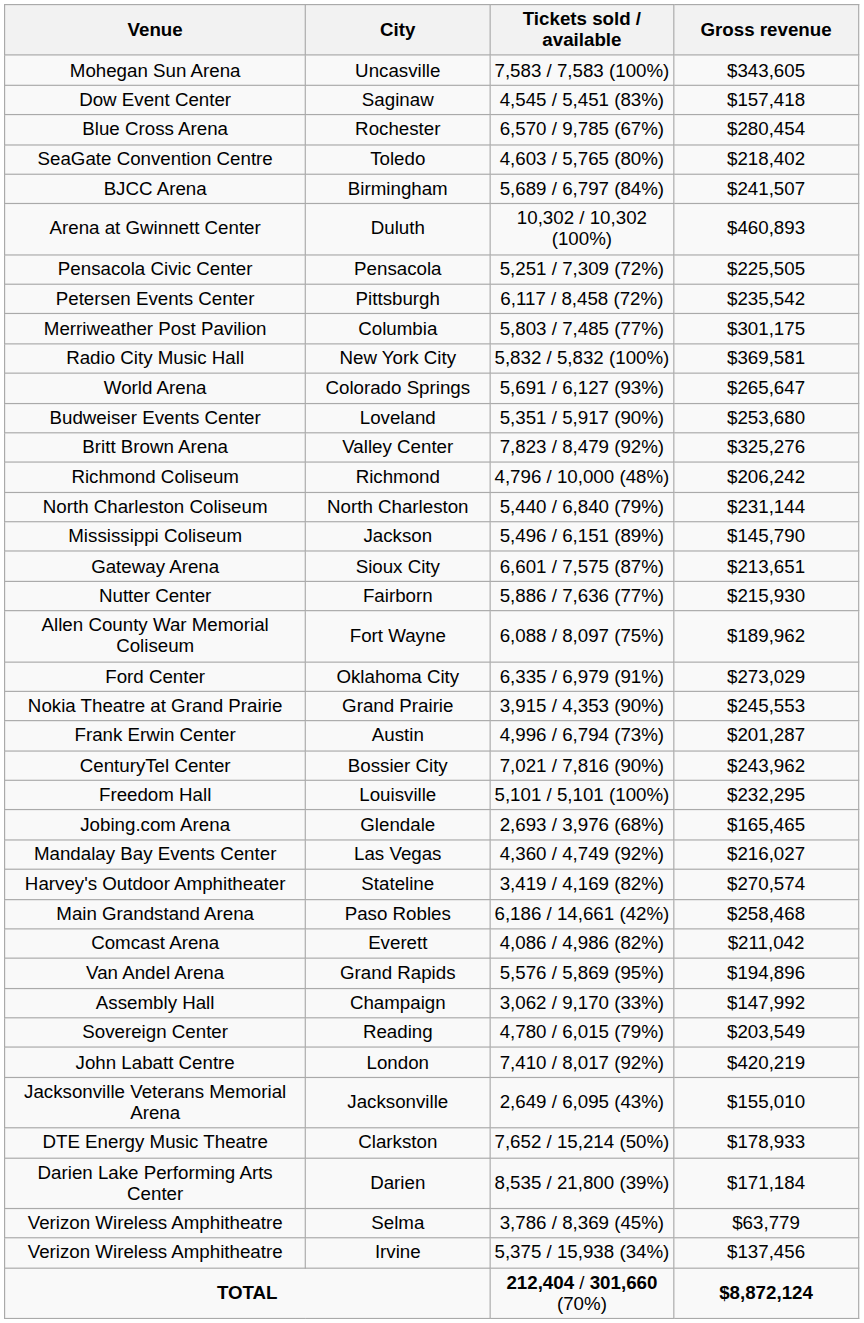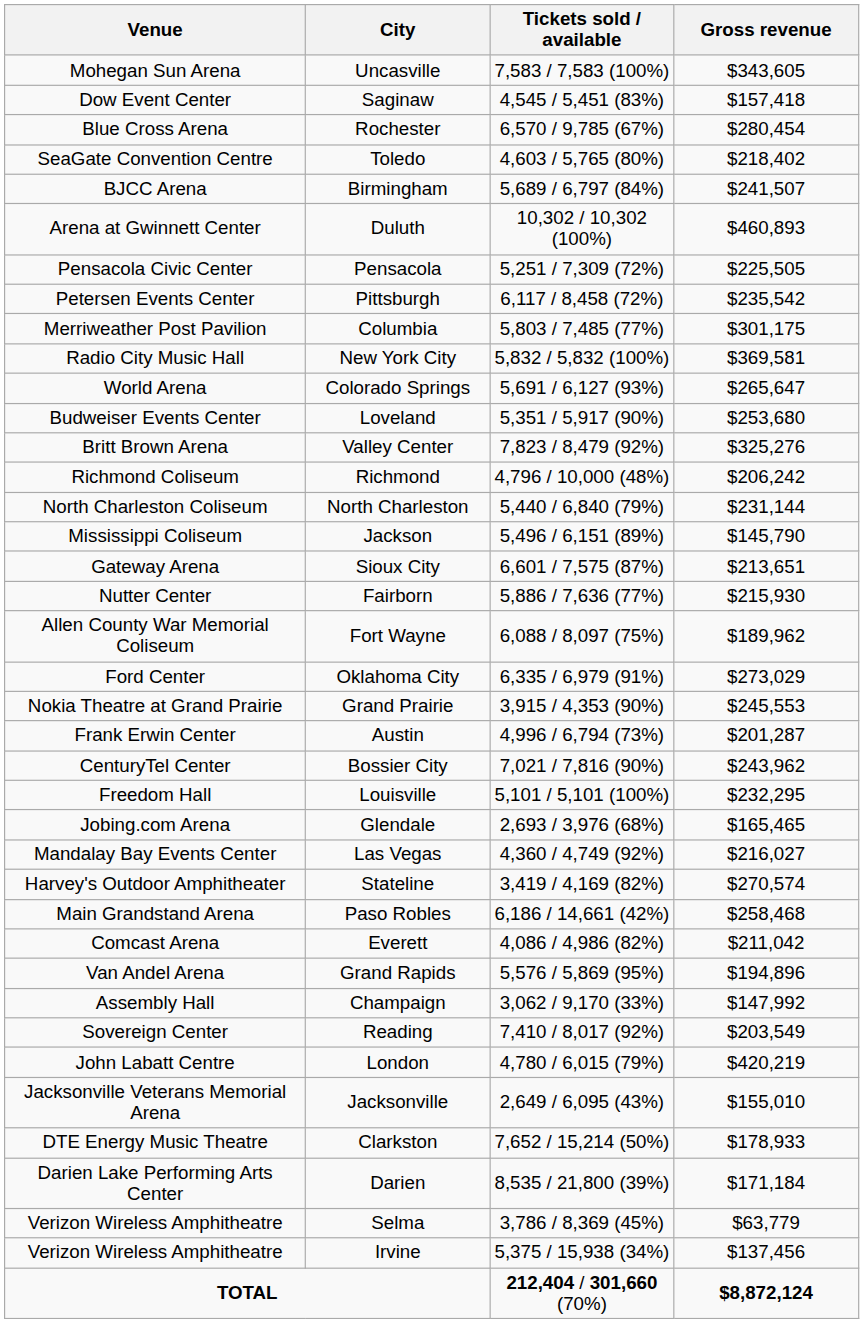(582, 1032) 4,780 / 6,015 (79%) -> (582, 1032) 7,410 / 8,017 (92%)
(582, 1062) 7,410 / 8,017 (92%) -> (582, 1062) 4,780 / 6,015 (79%)
